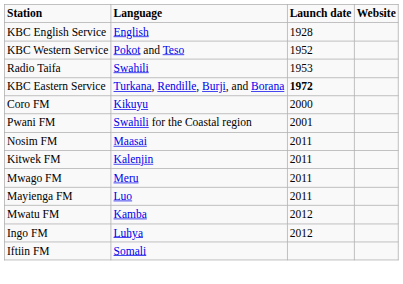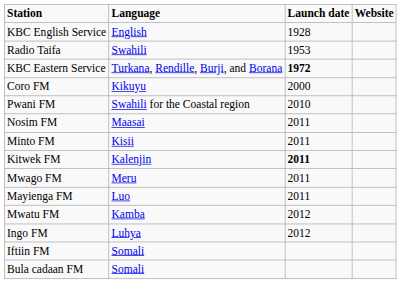- row: (58, 50)
(301, 123) 2001 -> (299, 104) 2010
+ row: (31, 141)
(301, 159) normal -> (299, 159) bold
+ row: (45, 269)
